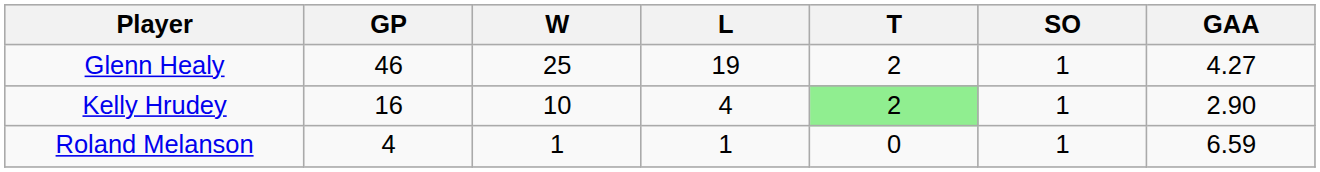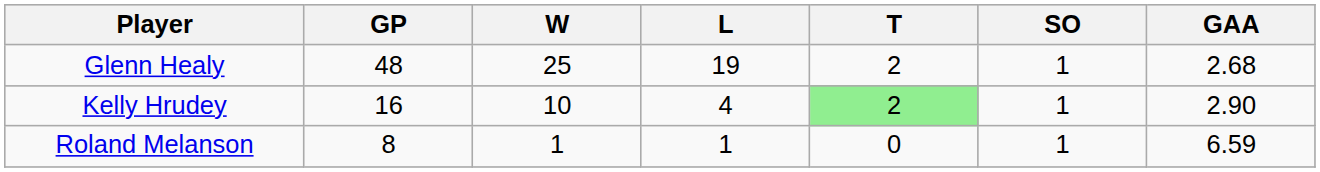(389, 65) 46 -> (389, 65) 48
(1231, 65) 4.27 -> (1231, 65) 2.68
(389, 145) 4 -> (389, 145) 8
